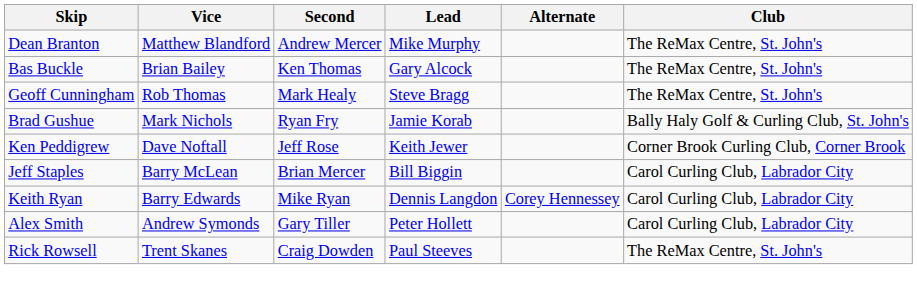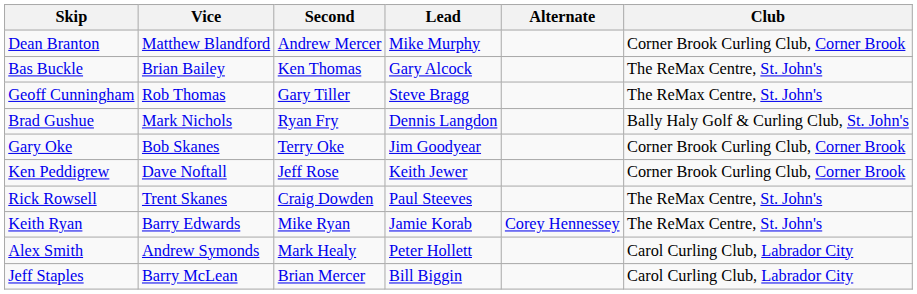(725, 43) The ReMax Centre, St. John's -> (766, 43) Corner Brook Curling Club, Corner Brook
(317, 95) Mark Healy -> (314, 95) Gary Tiller
(431, 120) Jamie Korab -> (443, 120) Dennis Langdon
+ row: (40, 146)
rows swapped: (52, 250) <-> (46, 172)
(443, 198) Dennis Langdon -> (431, 224) Jamie Korab
(740, 198) Carol Curling Club, Labrador City -> (725, 224) The ReMax Centre, St. John's
(314, 224) Gary Tiller -> (317, 250) Mark Healy
